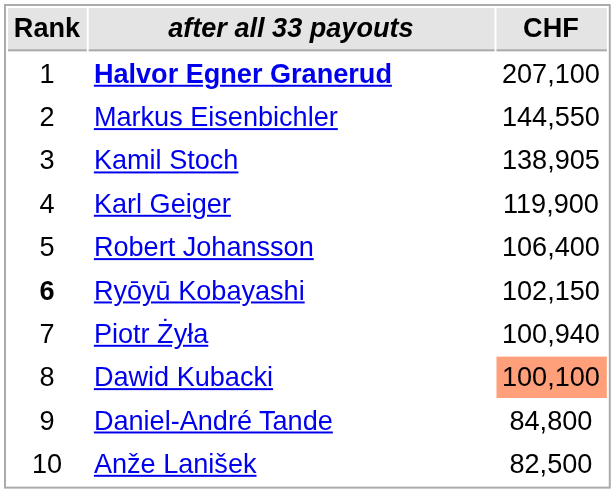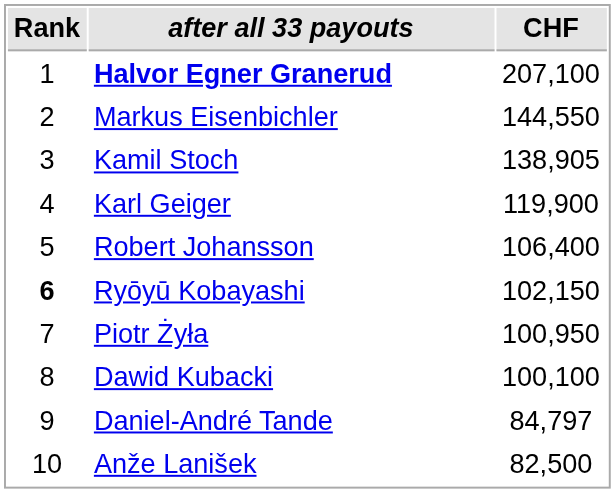(551, 334) 100,940 -> (551, 334) 100,950
(551, 377) lightsalmon background -> (551, 377) no background
(551, 421) 84,800 -> (551, 421) 84,797
